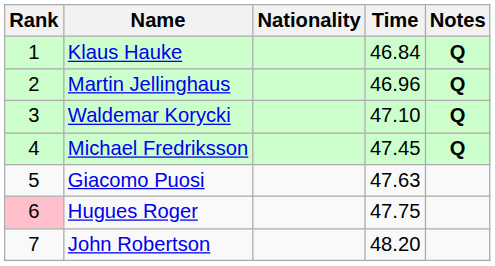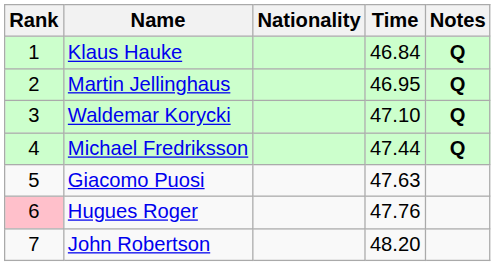(395, 84) 46.96 -> (395, 84) 46.95
(395, 148) 47.45 -> (395, 148) 47.44
(395, 212) 47.75 -> (395, 212) 47.76
